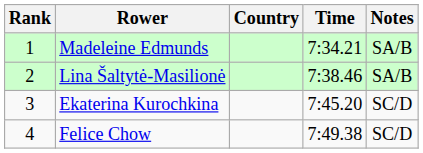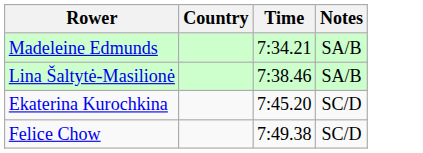- column: (30, 18)
